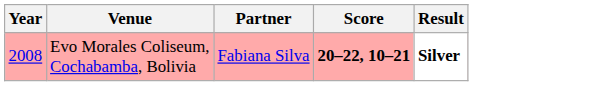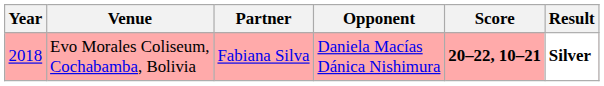+ column: (379, 18)
(25, 56) 2008 -> (25, 56) 2018
